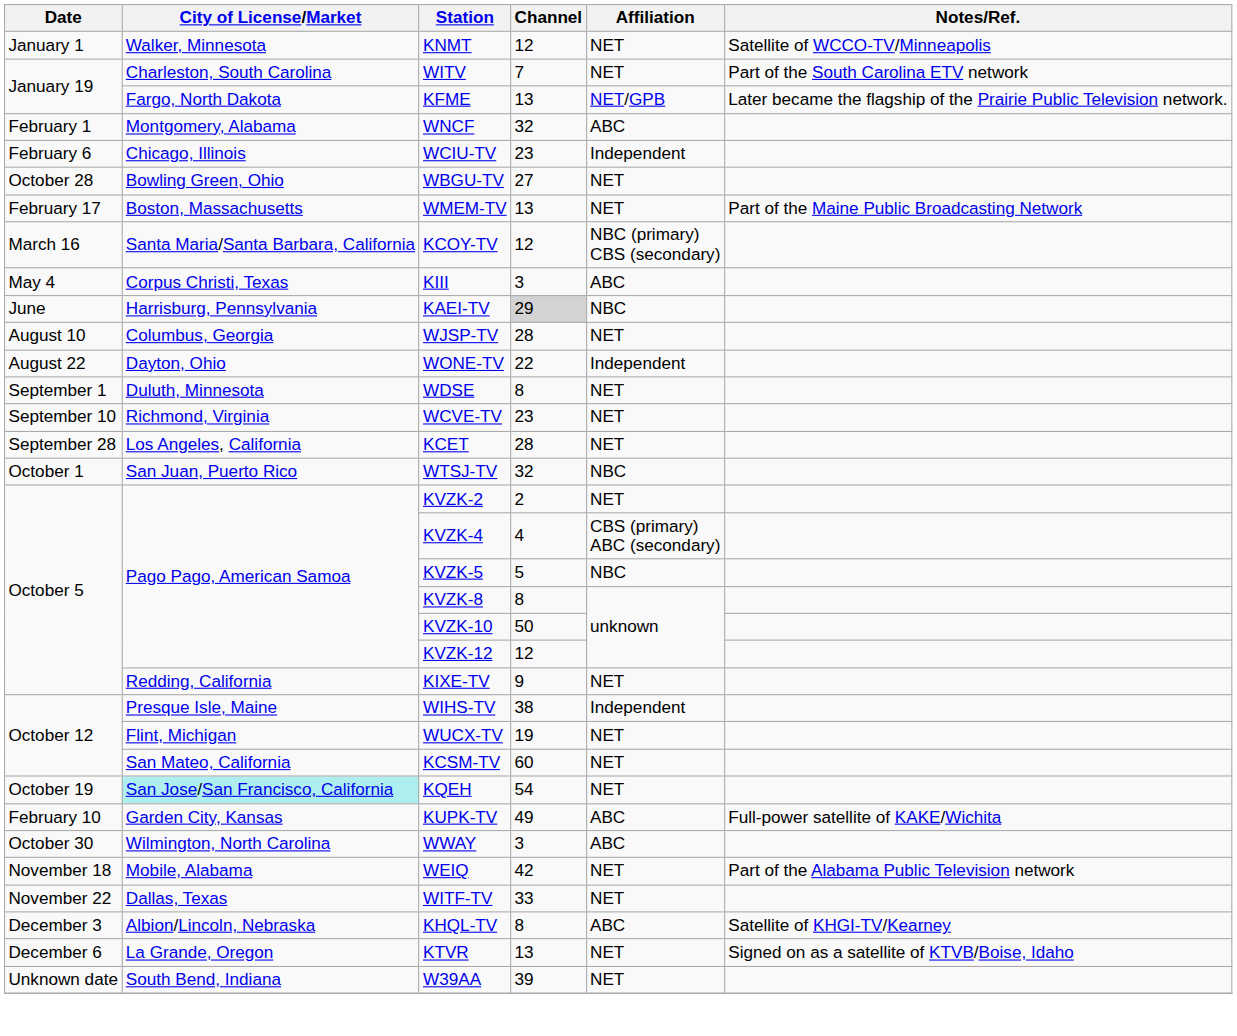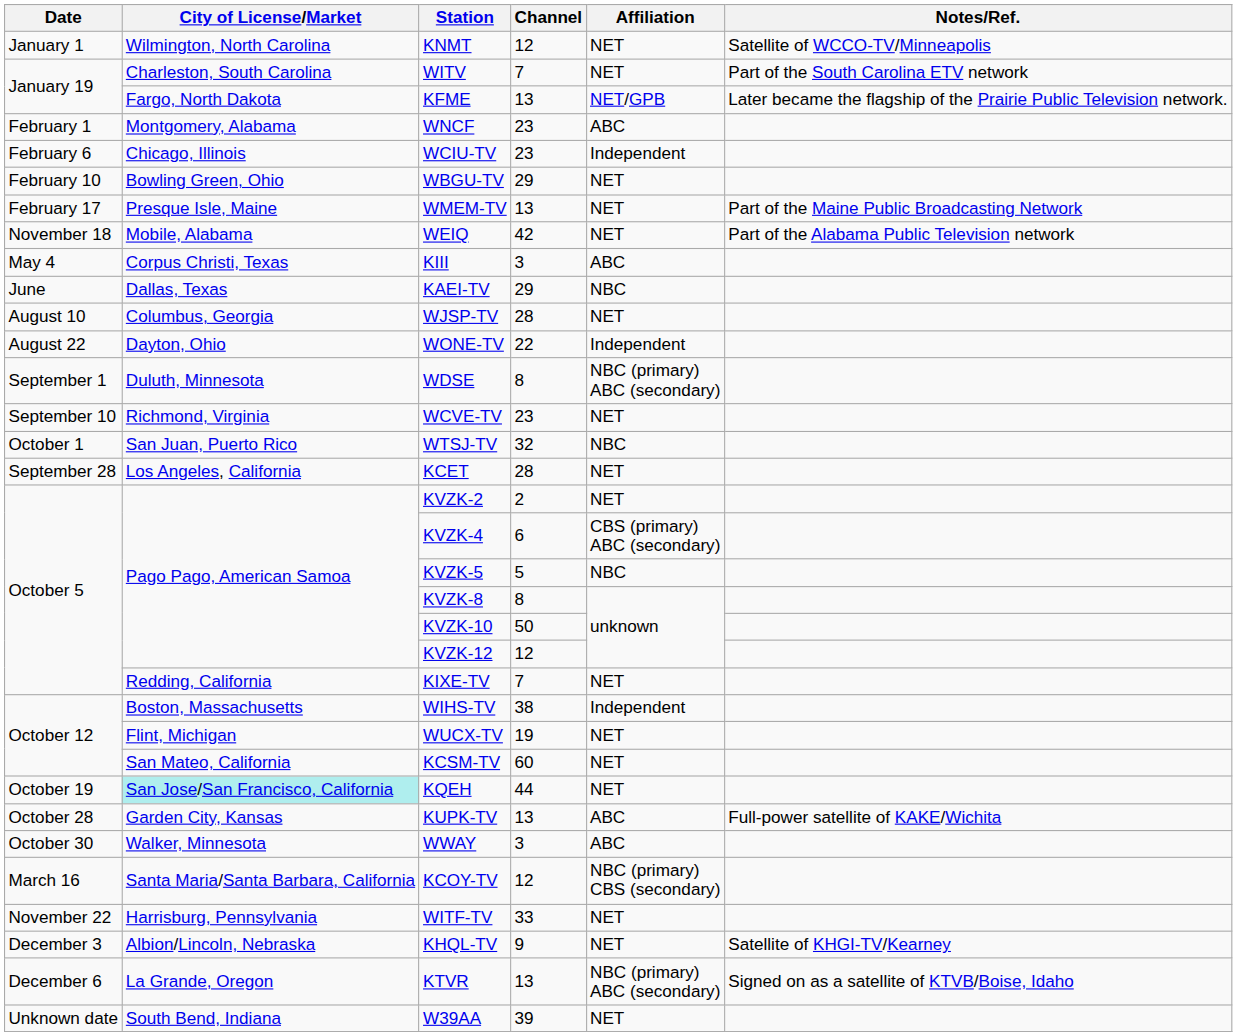(196, 45) Walker, Minnesota -> (228, 45) Wilmington, North Carolina
(524, 126) 32 -> (524, 126) 23
(51, 180) October 28 -> (55, 180) February 10
(524, 180) 27 -> (524, 180) 29
(214, 208) Boston, Massachusetts -> (201, 208) Presque Isle, Maine
rows swapped: (460, 244) <-> (446, 871)
(221, 308) Harrisburg, Pennsylvania -> (177, 289) Dallas, Texas
(524, 308) lightgrey background -> (524, 289) no background
(607, 390) NET -> (655, 380) NBC (primary) ABC (secondary)
rows swapped: (446, 444) <-> (460, 471)
(519, 535) 4 -> (519, 535) 6
(519, 681) 9 -> (519, 681) 7
(201, 708) Presque Isle, Maine -> (214, 708) Boston, Massachusetts
(524, 789) 54 -> (524, 789) 44
(55, 816) February 10 -> (51, 816) October 28
(524, 816) 49 -> (524, 816) 13
(228, 843) Wilmington, North Carolina -> (196, 843) Walker, Minnesota
(177, 898) Dallas, Texas -> (221, 917) Harrisburg, Pennsylvania
(519, 925) 8 -> (519, 944) 9
(608, 925) ABC -> (607, 944) NET
(607, 952) NET -> (655, 981) NBC (primary) ABC (secondary)
